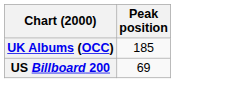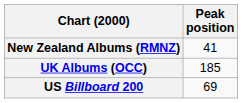+ row: (94, 48)
